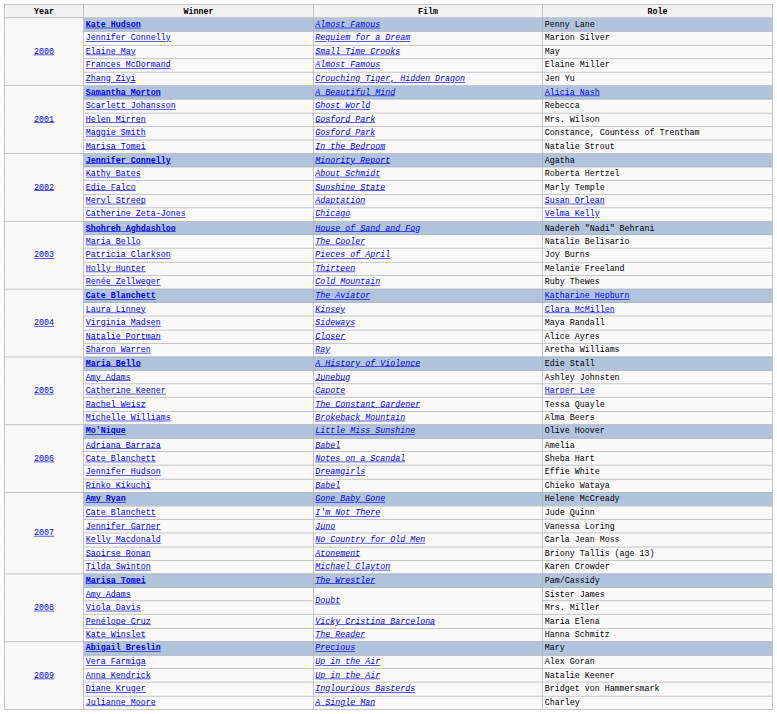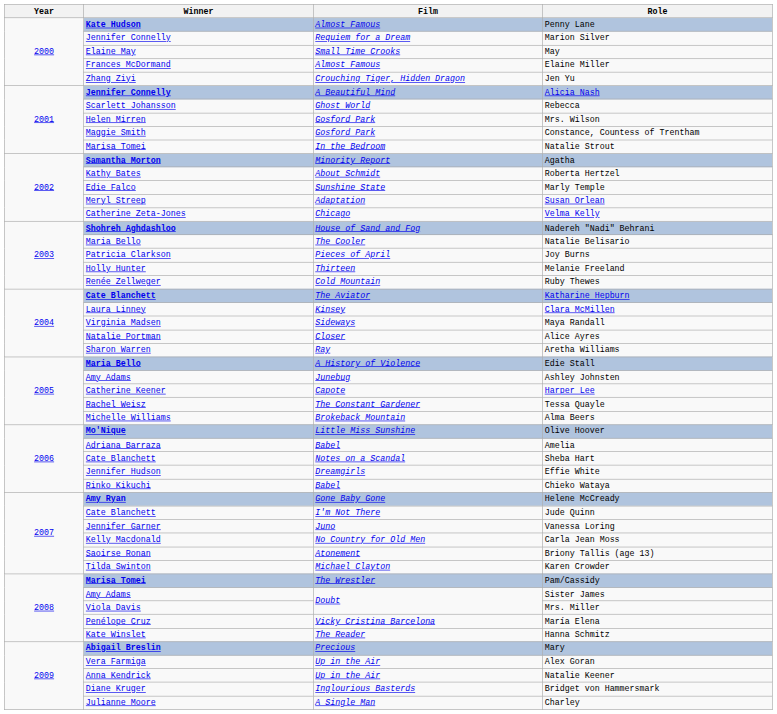(123, 92) Samantha Morton -> (128, 92) Jennifer Connelly
(128, 160) Jennifer Connelly -> (123, 160) Samantha Morton
